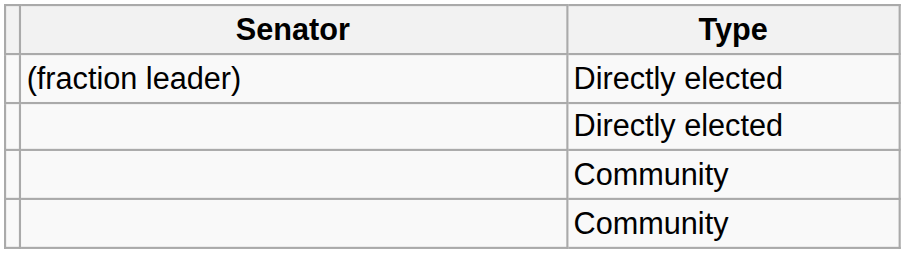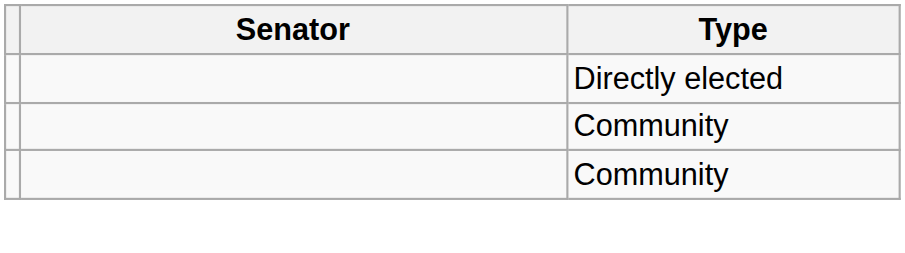- row: (134, 78)
